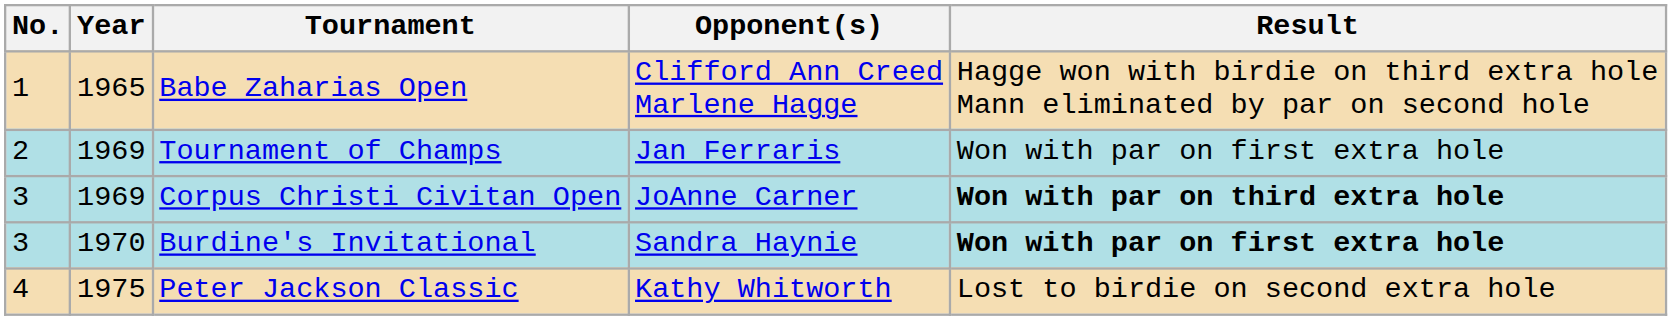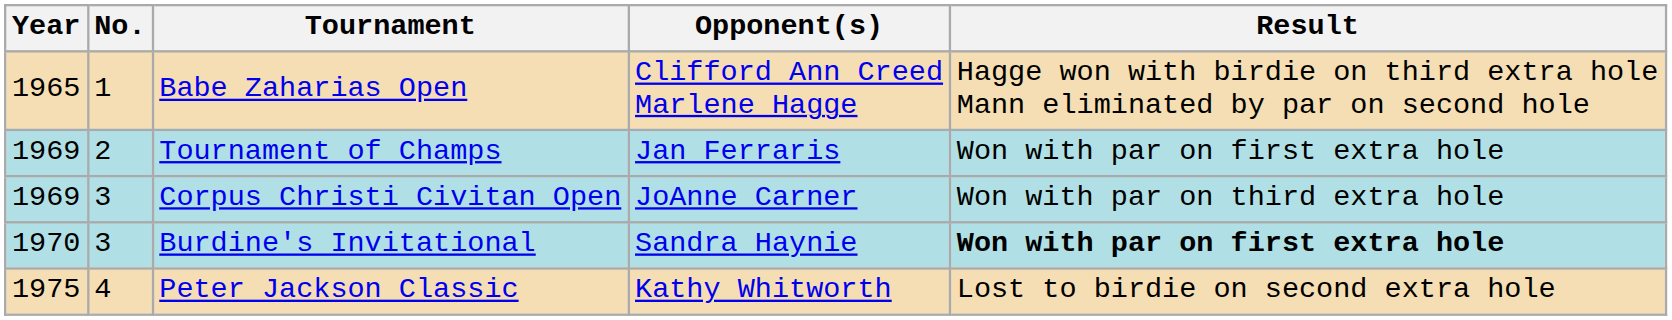columns swapped: (38, 29) <-> (111, 29)
(1231, 199) bold -> (1231, 199) normal
